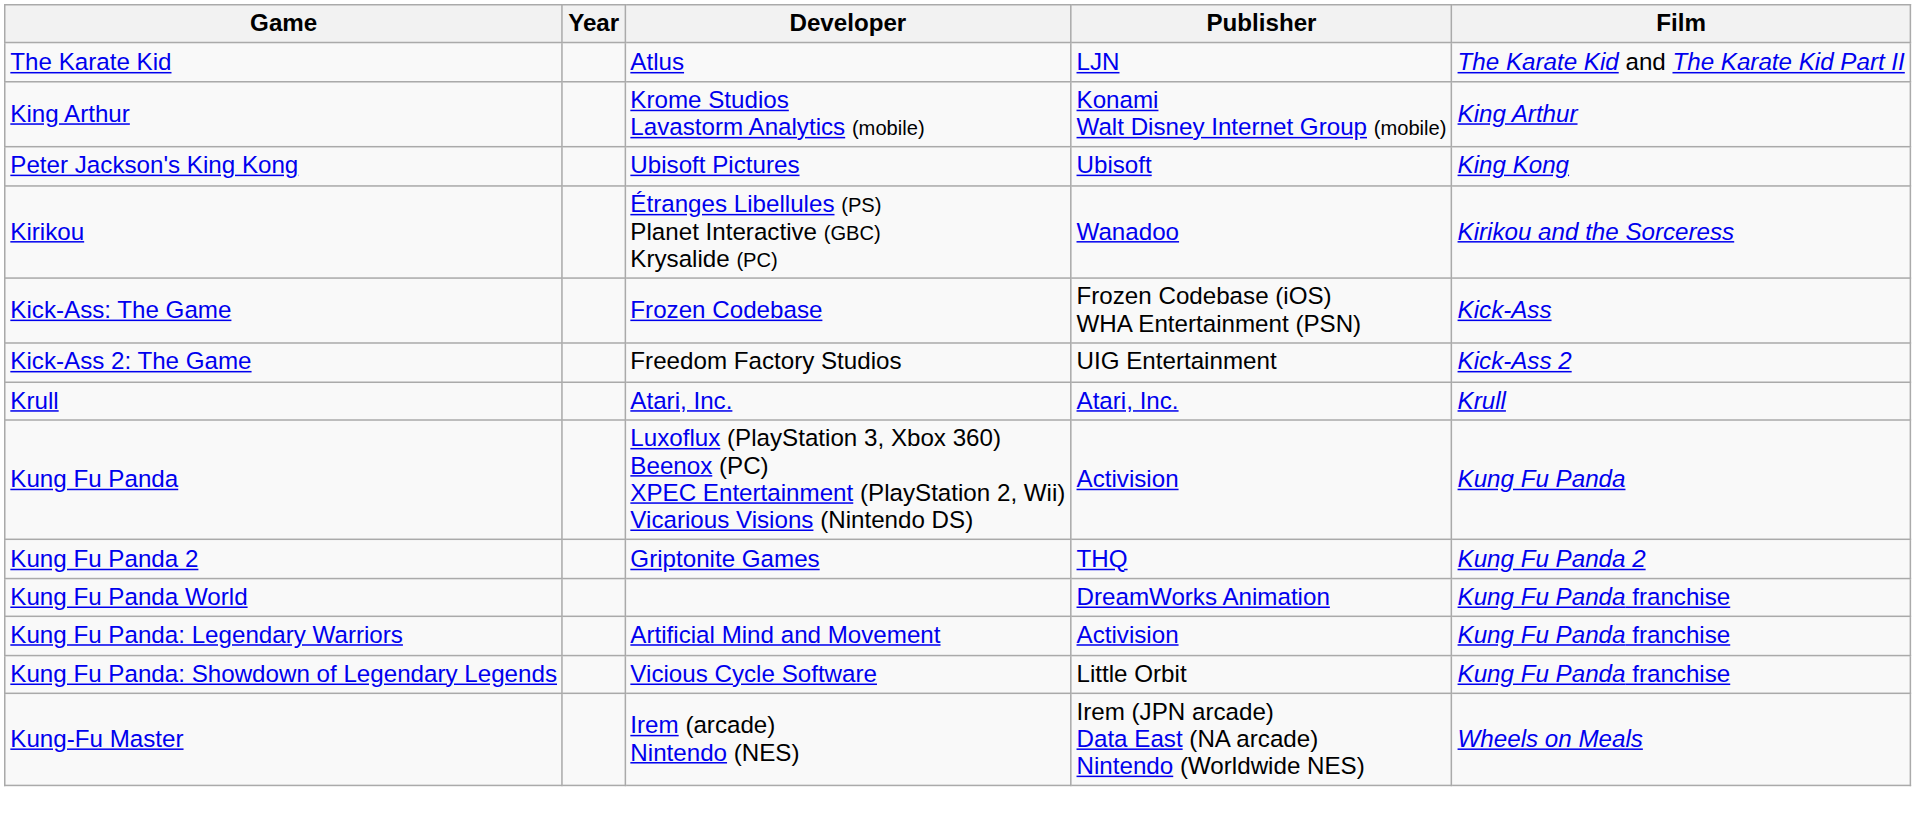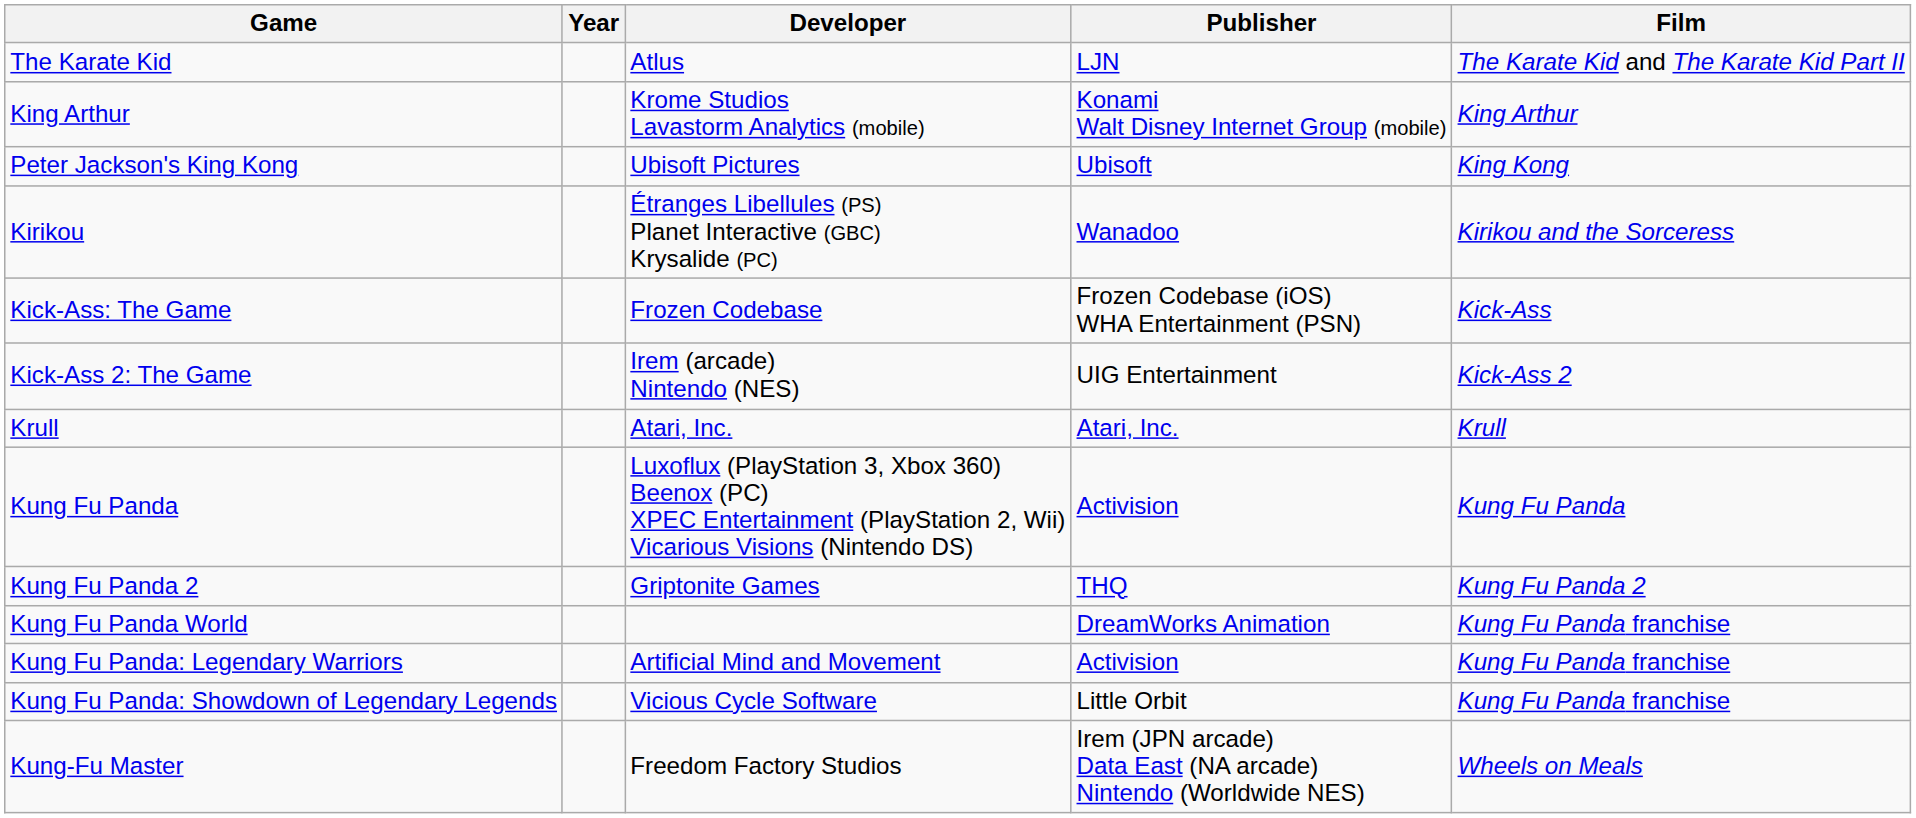(766, 362) Freedom Factory Studios -> (715, 375) Irem (arcade) Nintendo (NES)
(715, 739) Irem (arcade) Nintendo (NES) -> (766, 766) Freedom Factory Studios
